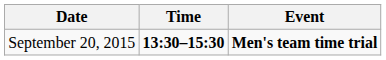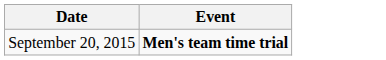- column: (183, 17)
